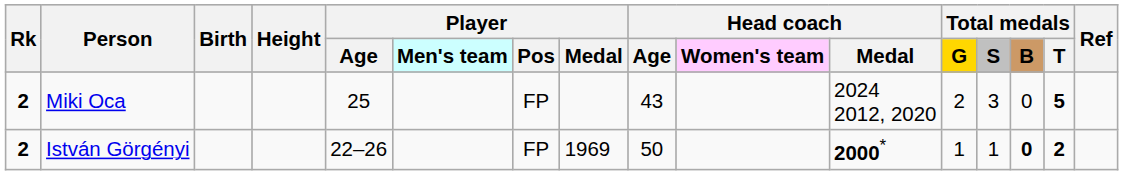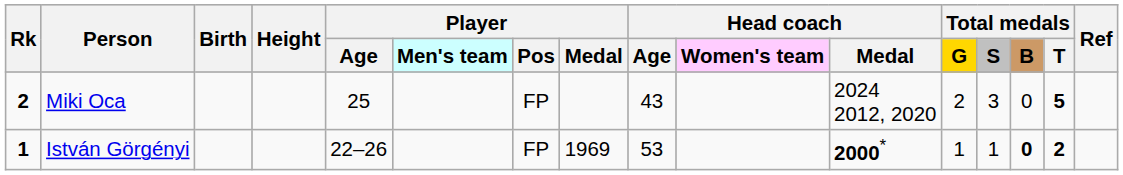(23, 149) 2 -> (23, 149) 1
(652, 149) 50 -> (652, 149) 53
